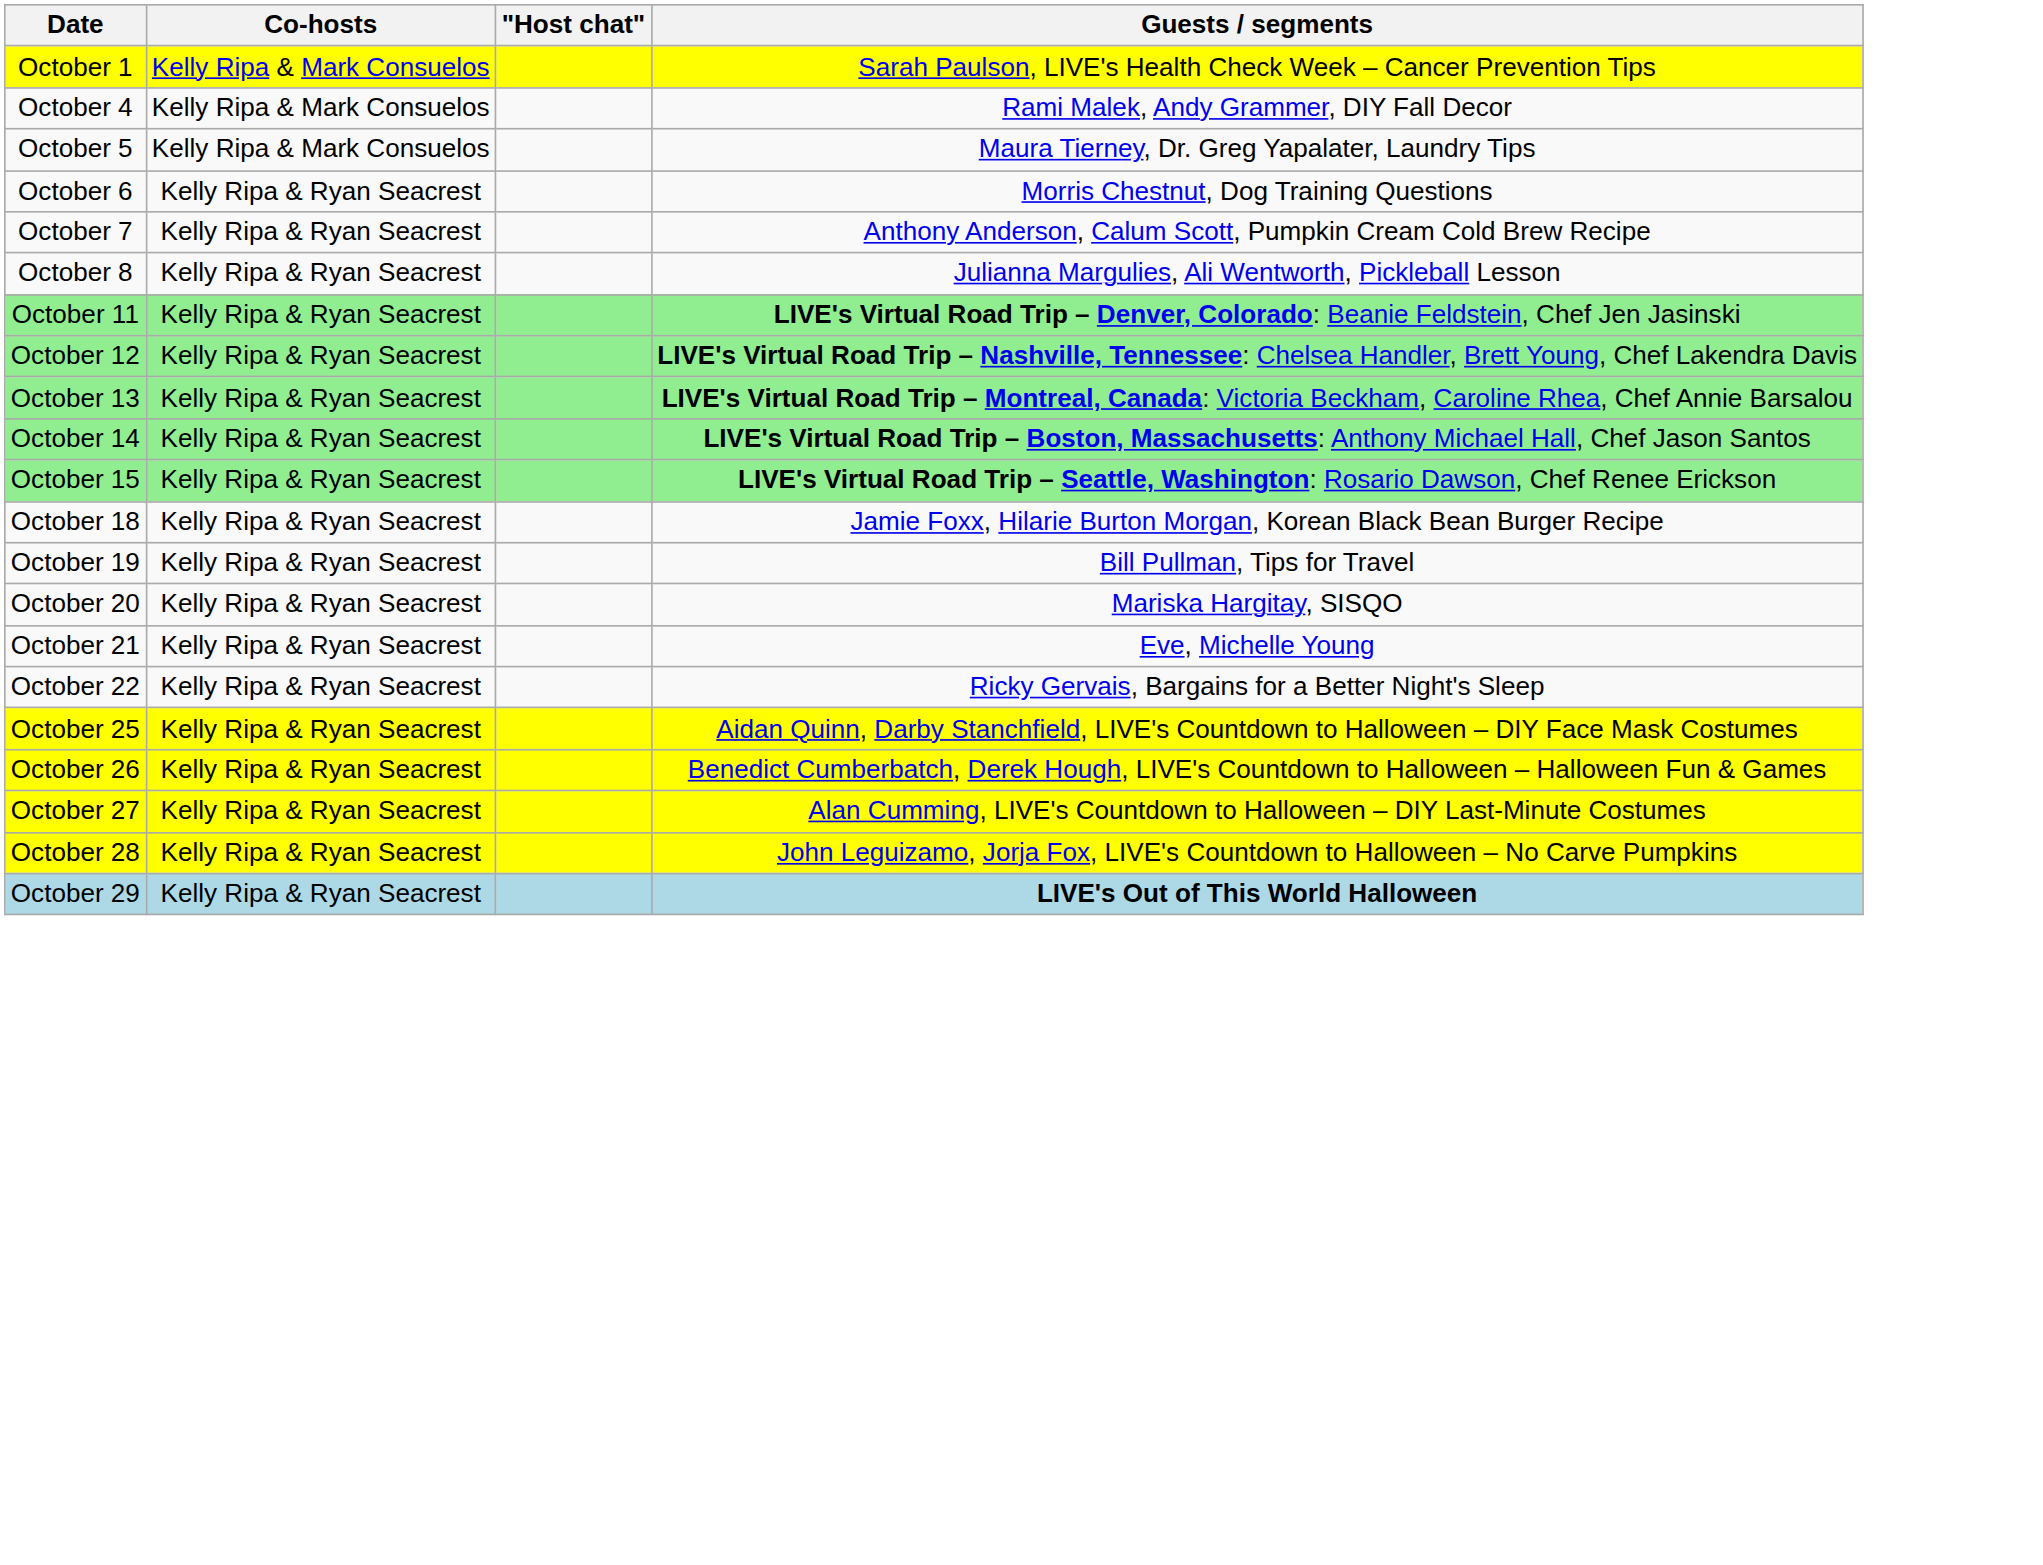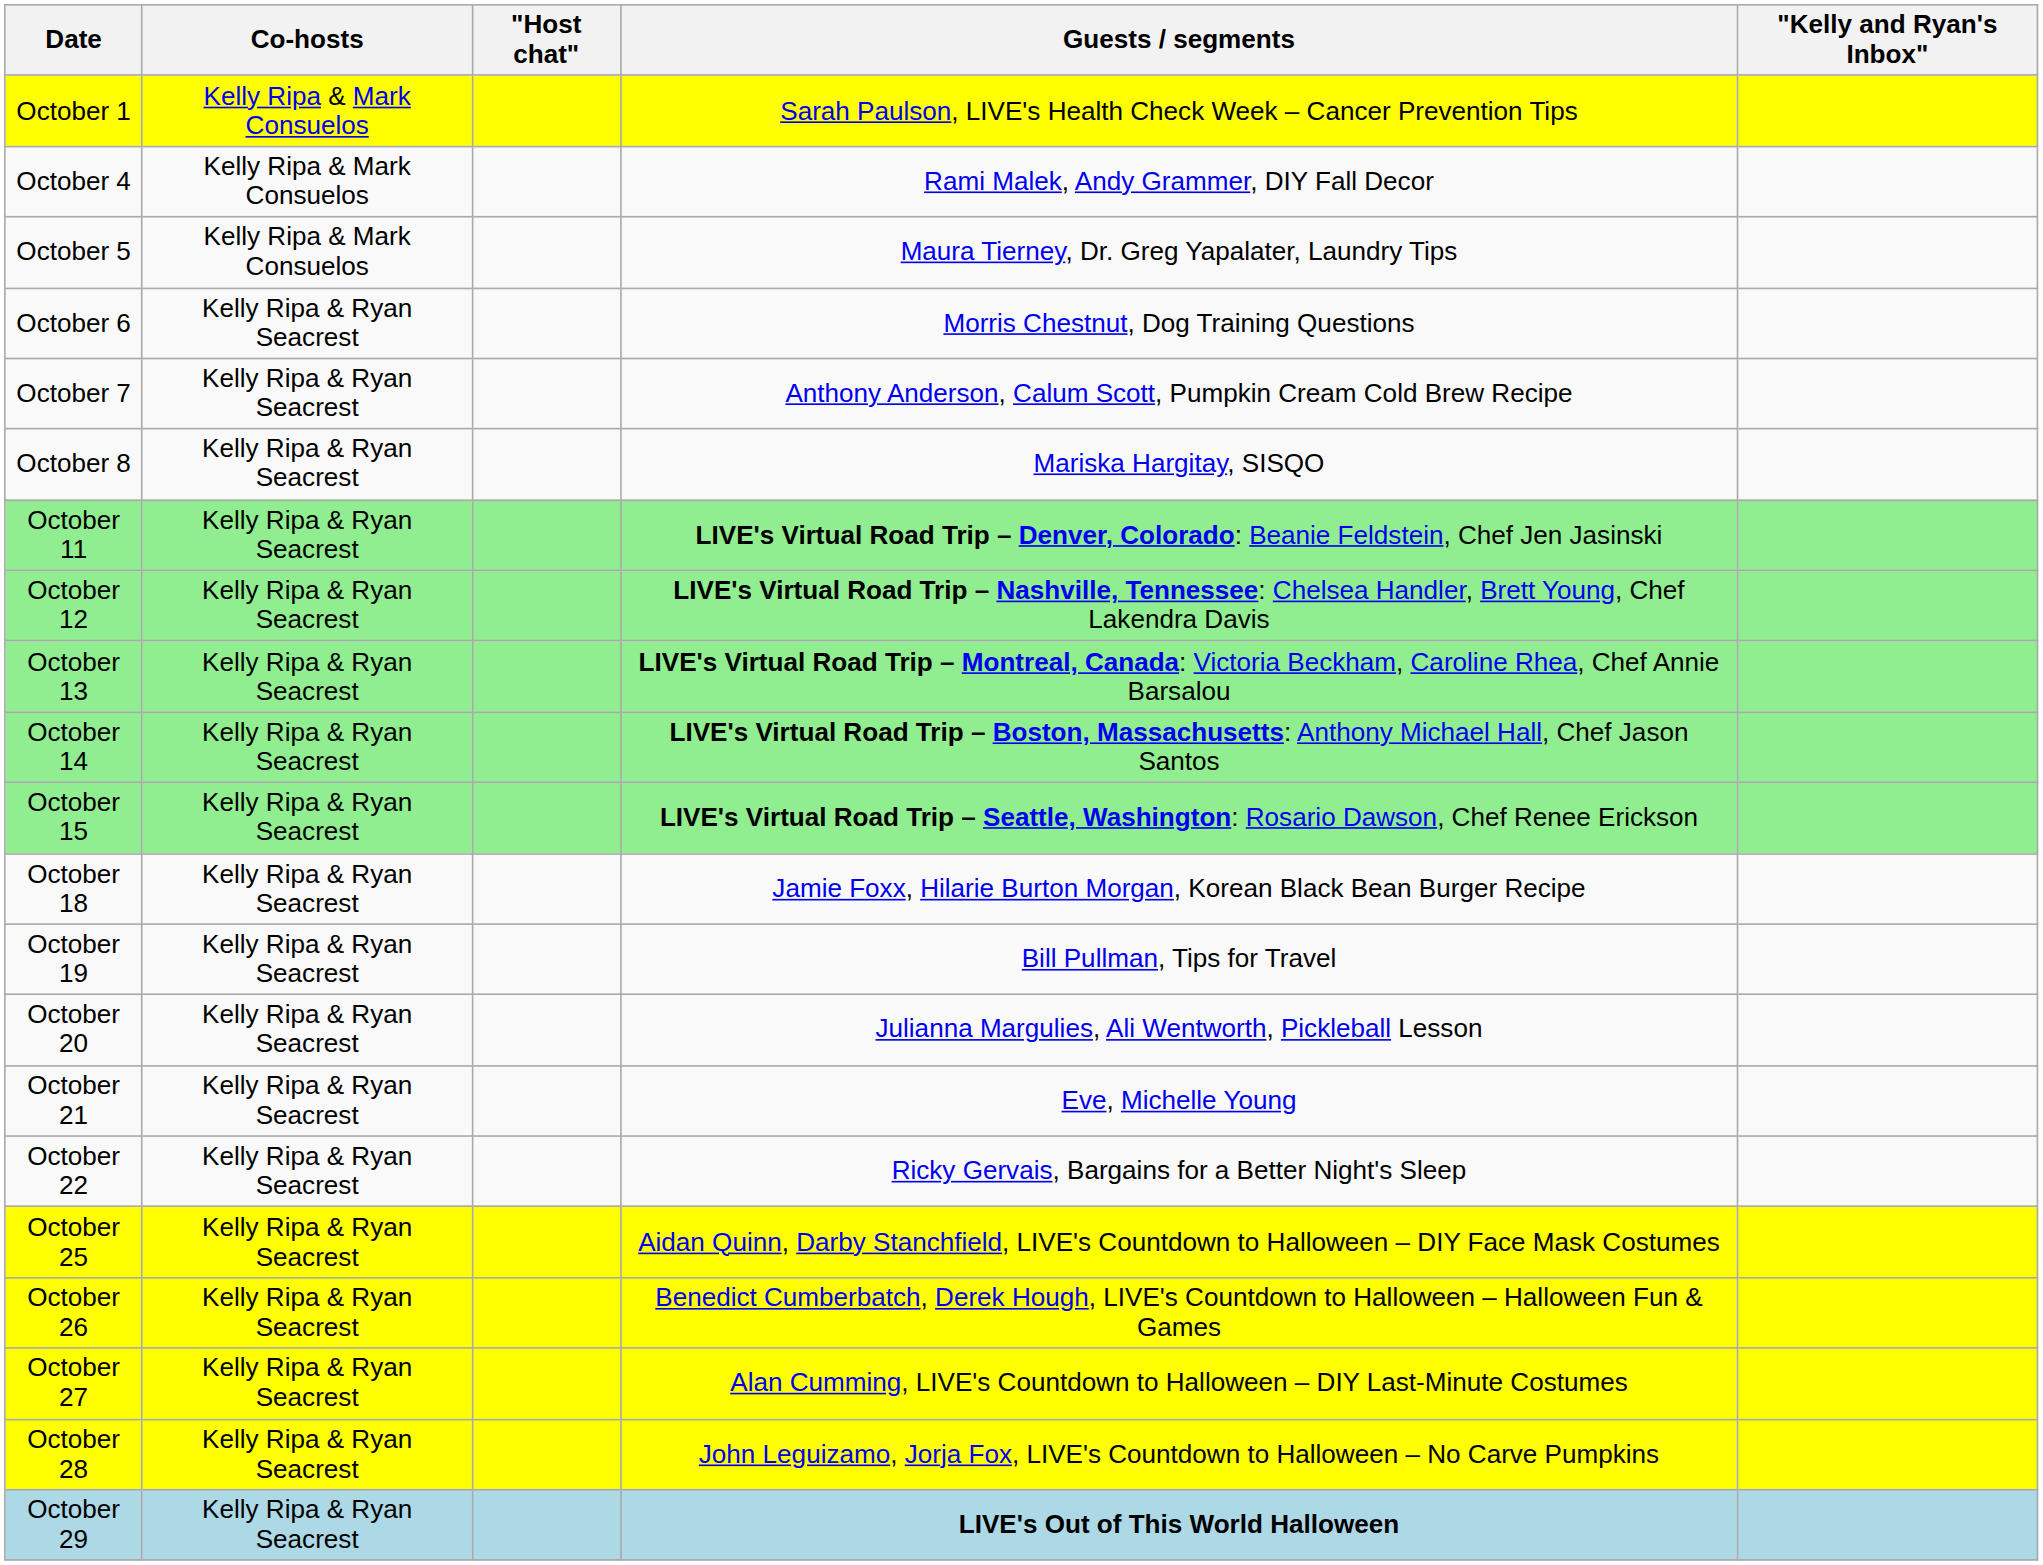+ column: (1887, 39)
(1257, 273) Julianna Margulies, Ali Wentworth, Pickleball Lesson -> (1179, 464) Mariska Hargitay, SISQO
(1257, 604) Mariska Hargitay, SISQO -> (1179, 1029) Julianna Margulies, Ali Wentworth, Pickleball Lesson
